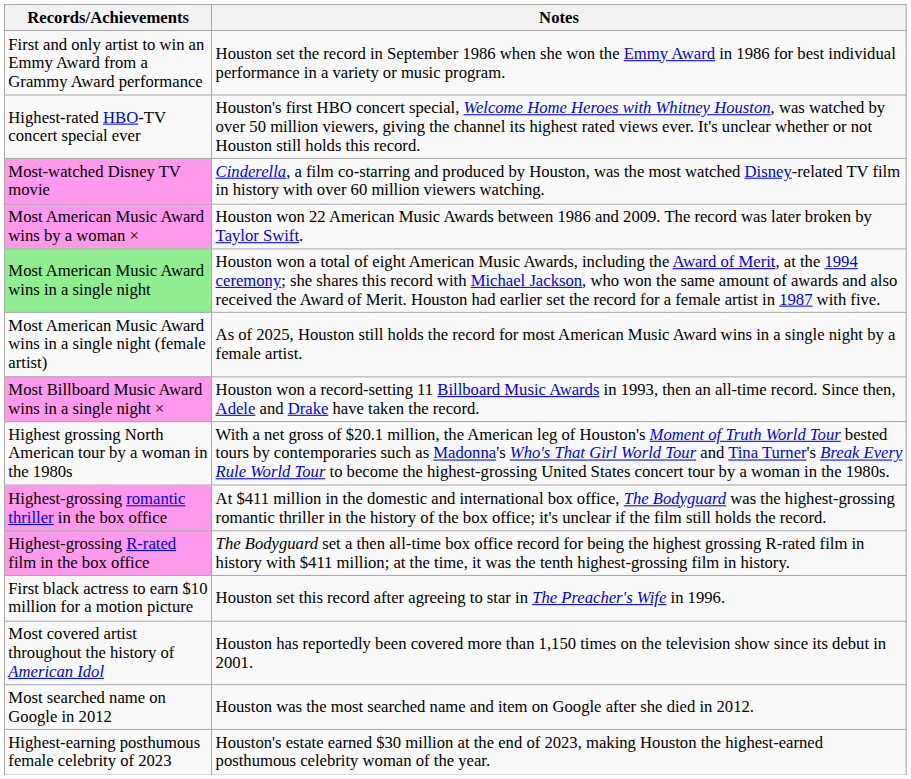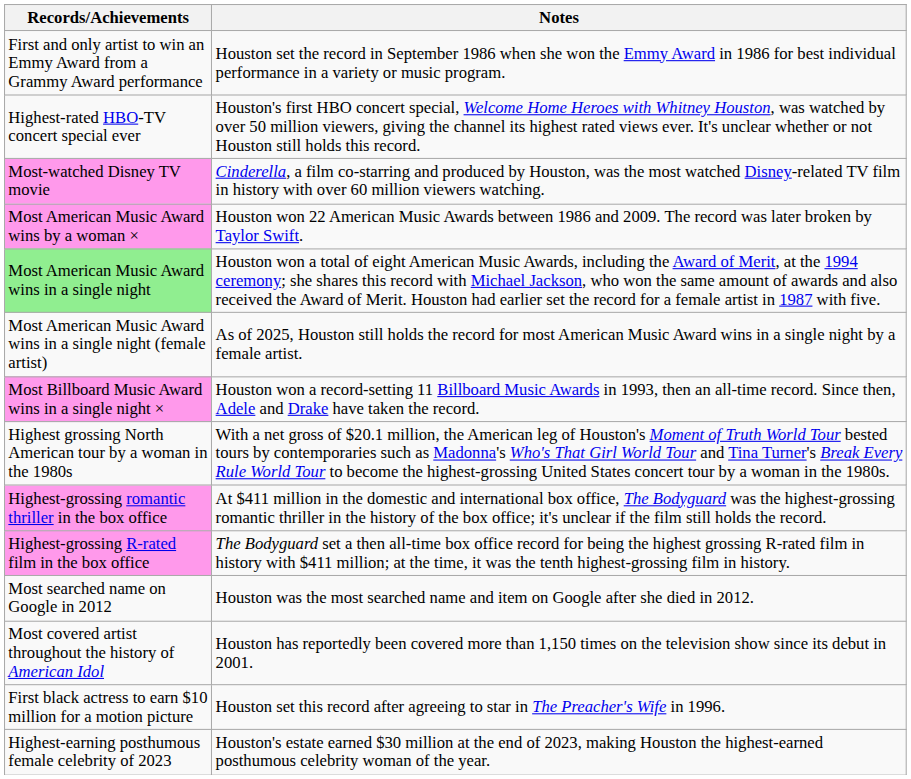rows swapped: (108, 598) <-> (87, 707)
